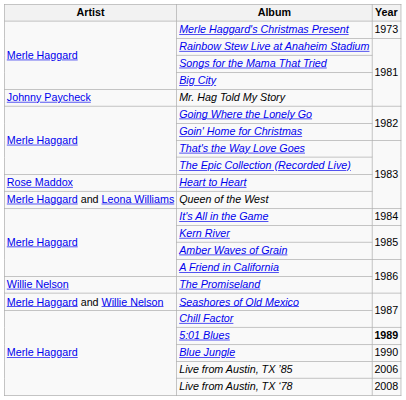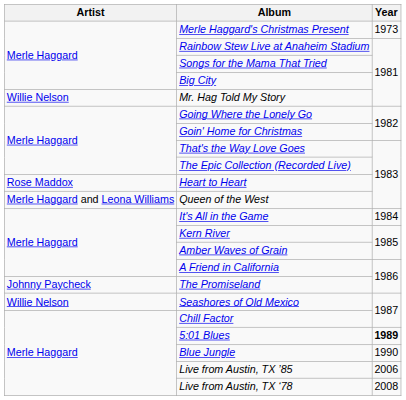(49, 98) Johnny Paycheck -> (38, 98) Willie Nelson
(38, 285) Willie Nelson -> (49, 285) Johnny Paycheck
(85, 302) Merle Haggard and Willie Nelson -> (38, 302) Willie Nelson
